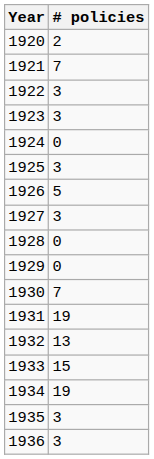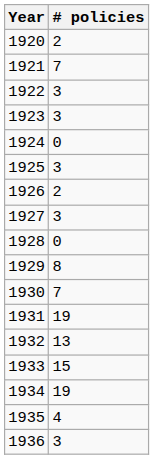(57, 192) 5 -> (57, 192) 2
(57, 267) 0 -> (57, 267) 8
(57, 417) 3 -> (57, 417) 4
